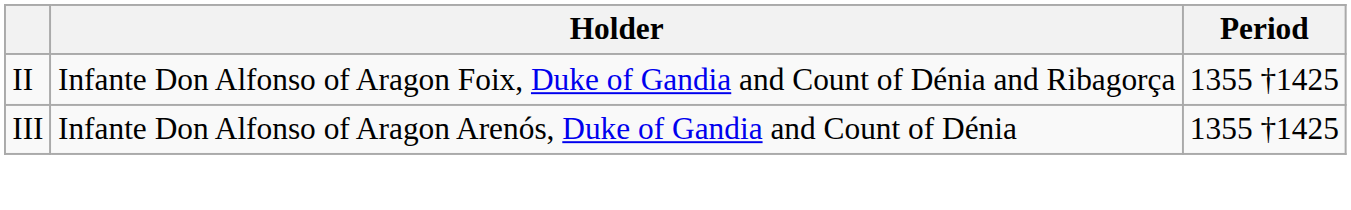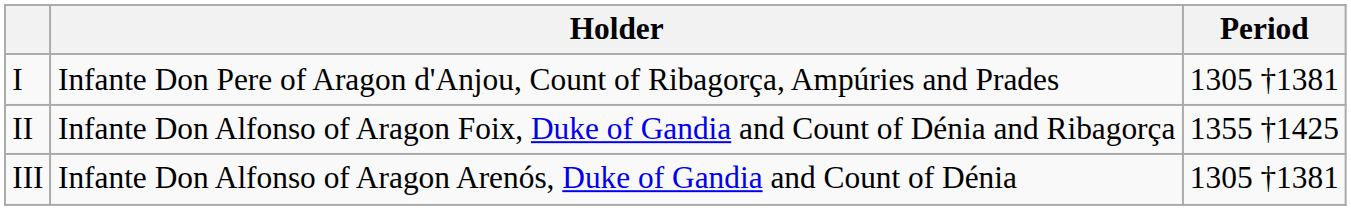+ row: (17, 79)
(1264, 128) 1355 †1425 -> (1264, 178) 1305 †1381
